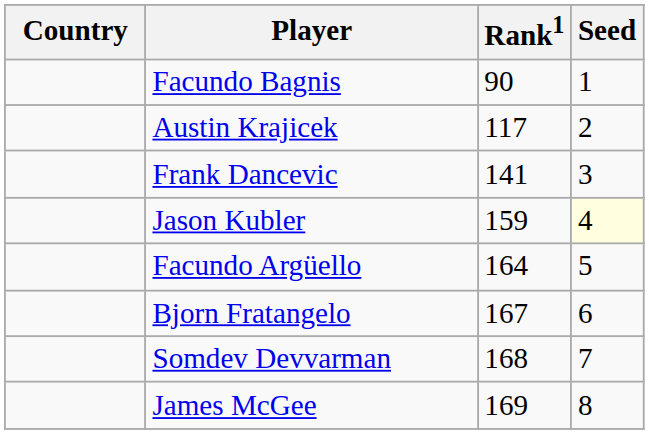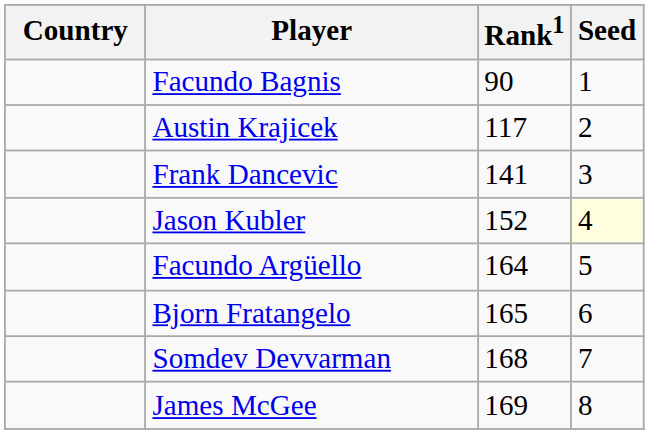(506, 220) 159 -> (506, 220) 152
(506, 312) 167 -> (506, 312) 165
